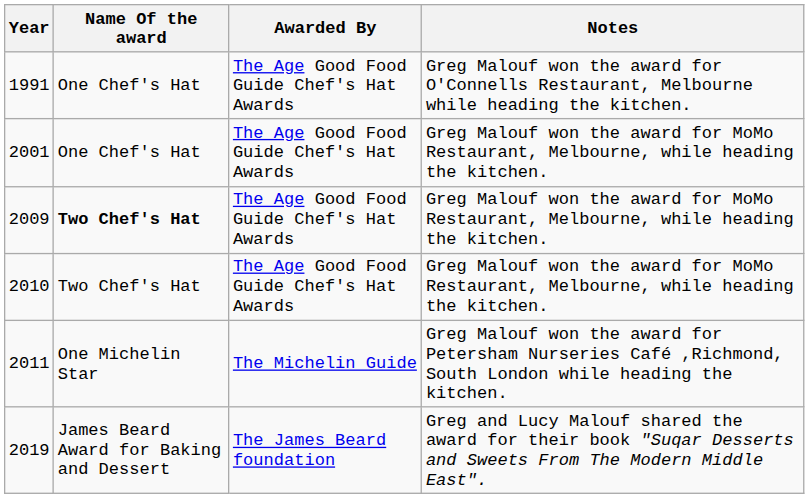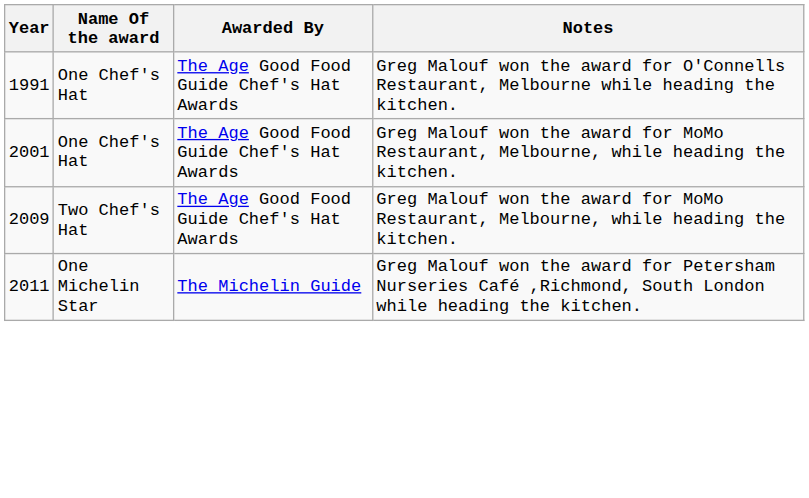(129, 220) bold -> (109, 220) normal
- row: (29, 287)
- row: (29, 450)
